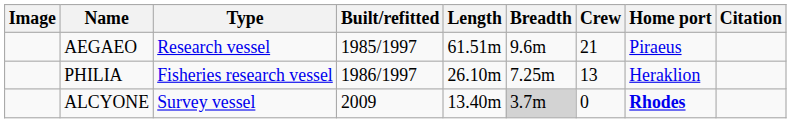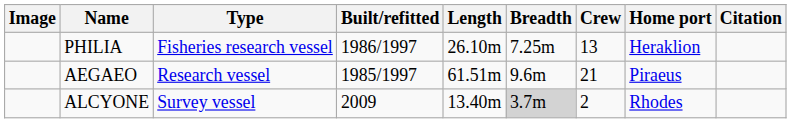rows swapped: (101, 46) <-> (93, 74)
(584, 103) 0 -> (584, 103) 2
(657, 103) bold -> (656, 103) normal
